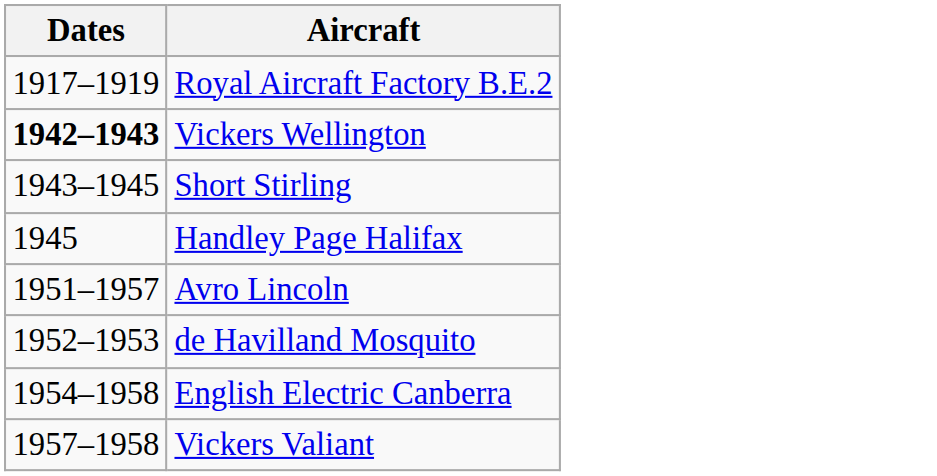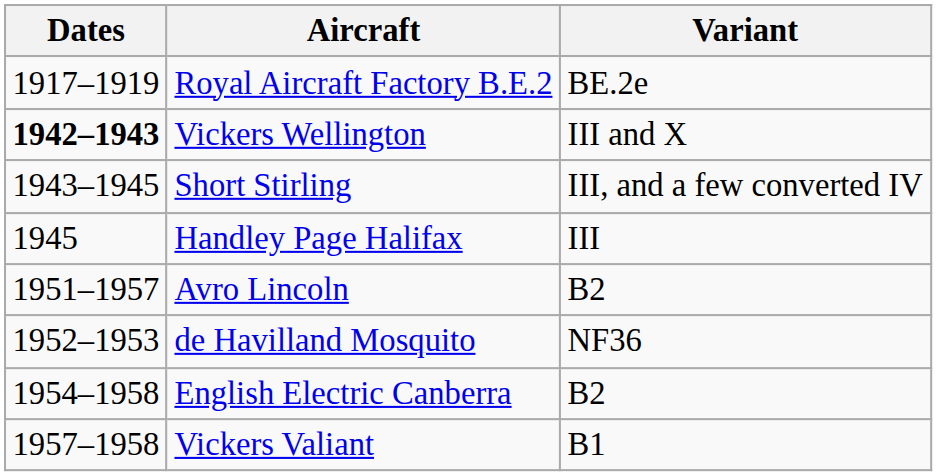+ column: (745, 30)
